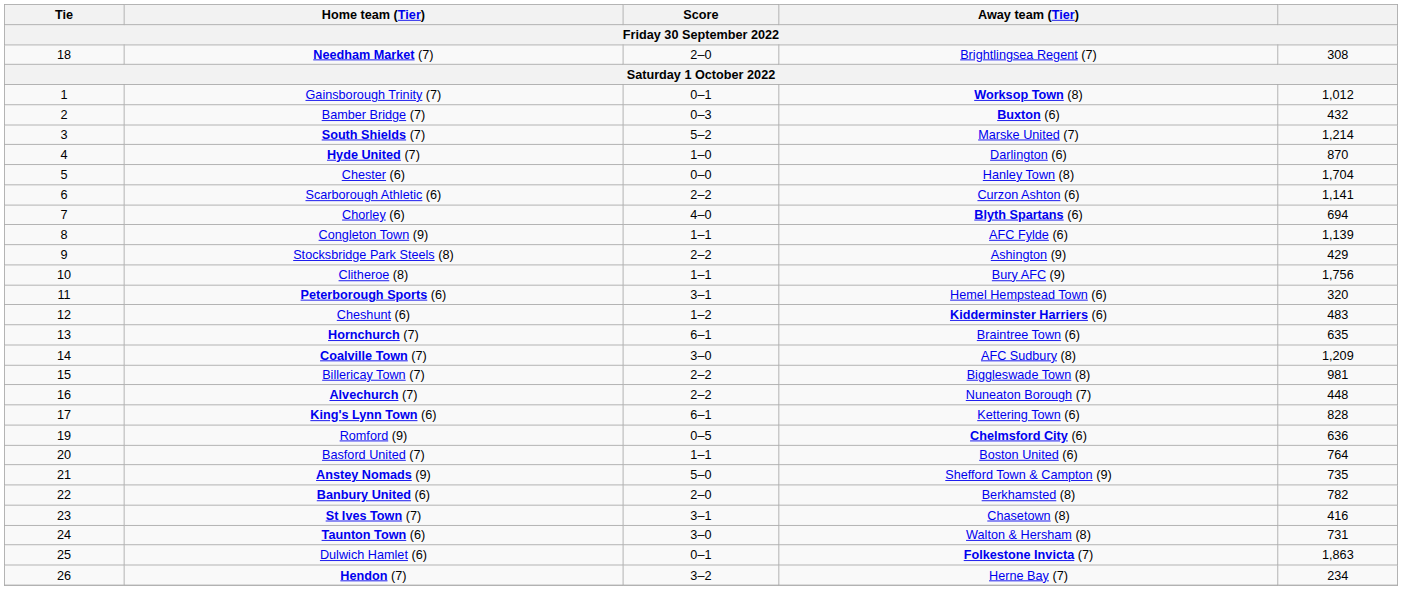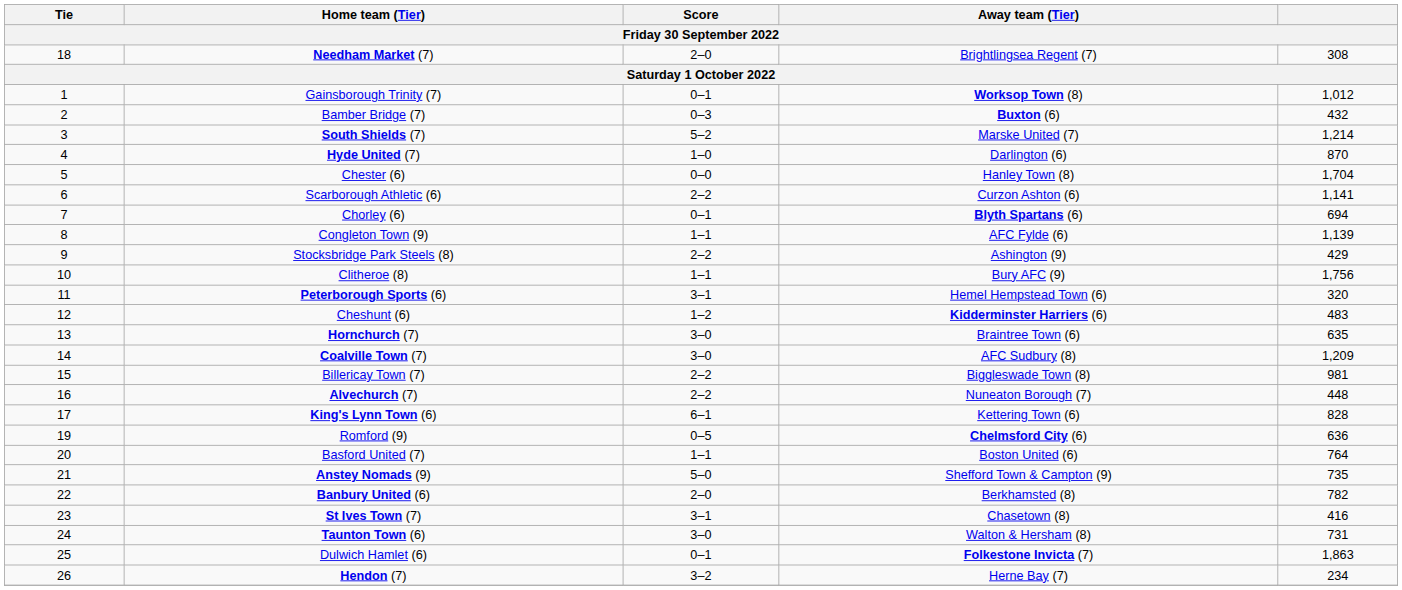(701, 215) 4–0 -> (701, 215) 0–1
(701, 335) 6–1 -> (701, 335) 3–0
